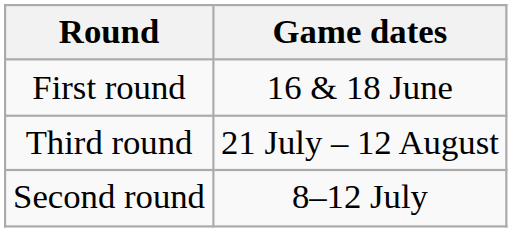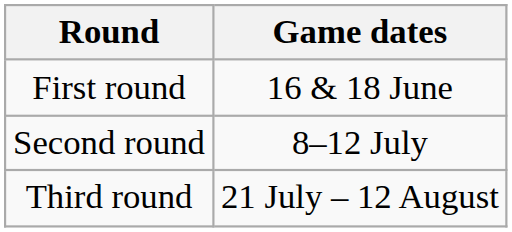rows swapped: (109, 197) <-> (109, 142)
